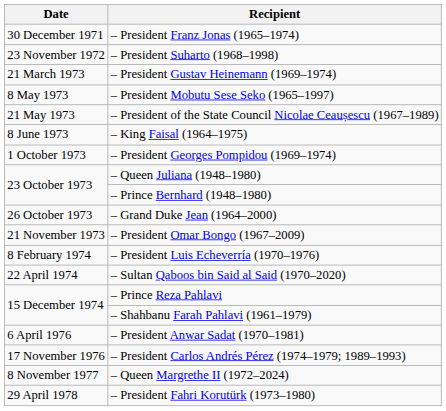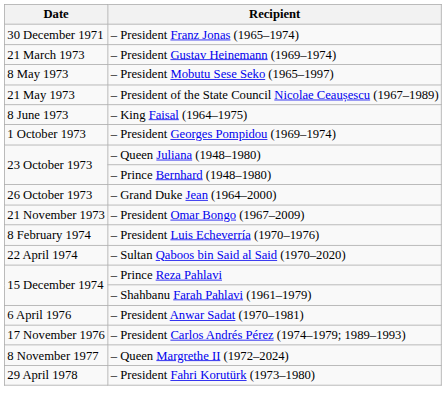- row: (194, 54)
